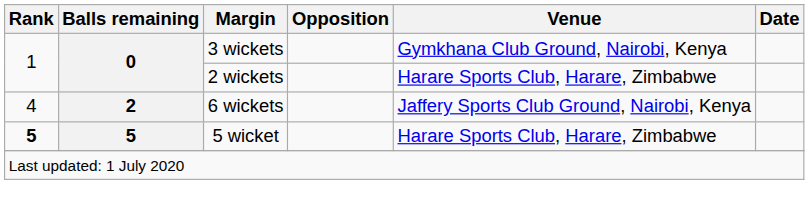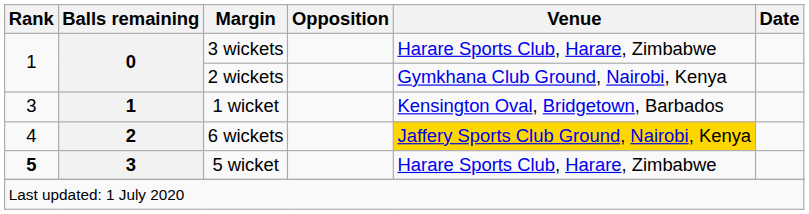(562, 48) Gymkhana Club Ground, Nairobi, Kenya -> (557, 48) Harare Sports Club, Harare, Zimbabwe
(557, 77) Harare Sports Club, Harare, Zimbabwe -> (562, 77) Gymkhana Club Ground, Nairobi, Kenya
+ row: (246, 106)
(574, 106) no background -> (574, 135) gold background
(131, 135) 5 -> (131, 164) 3
